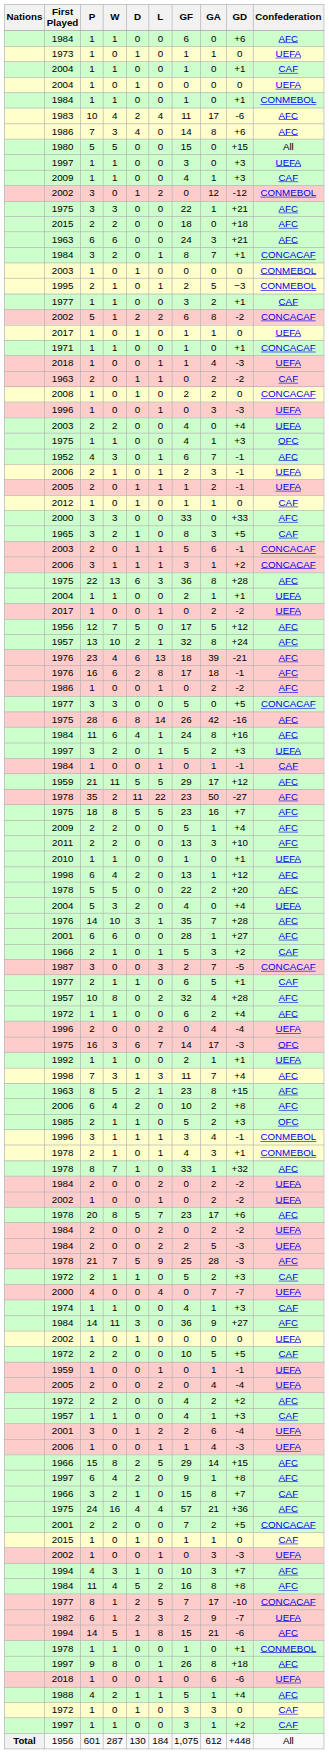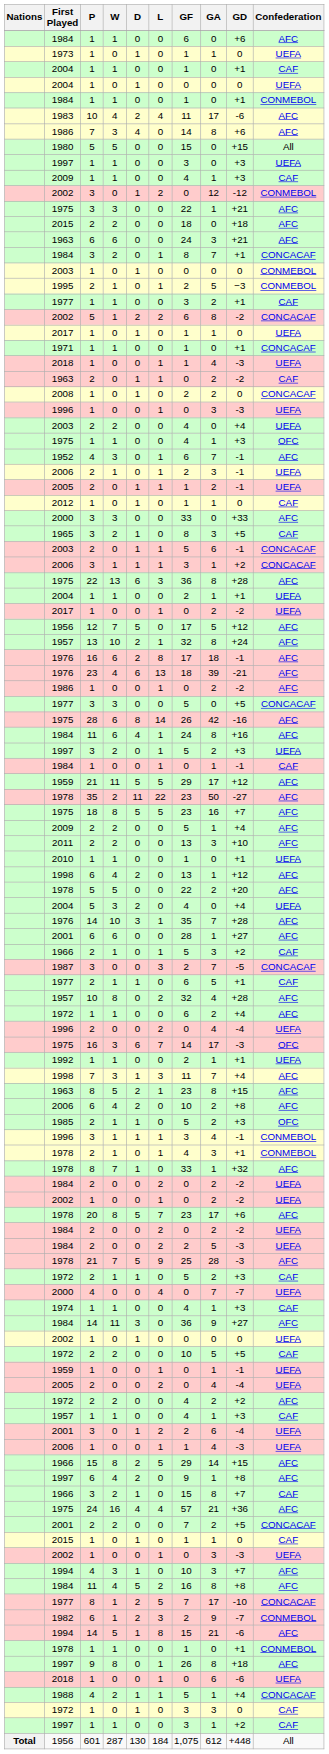rows swapped: (63, 657) <-> (63, 673)
(288, 1617) UEFA -> (288, 1617) CONMEBOL
(288, 1694) AFC -> (288, 1694) CONCACAF
